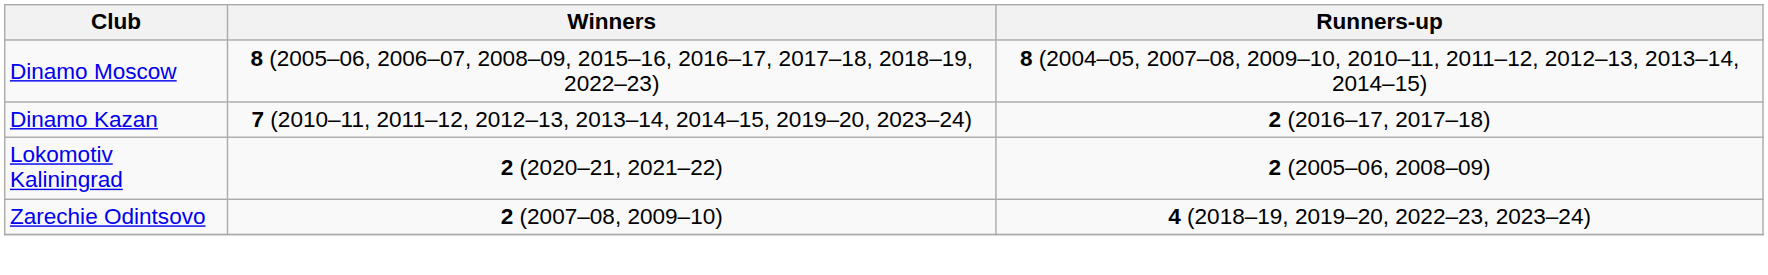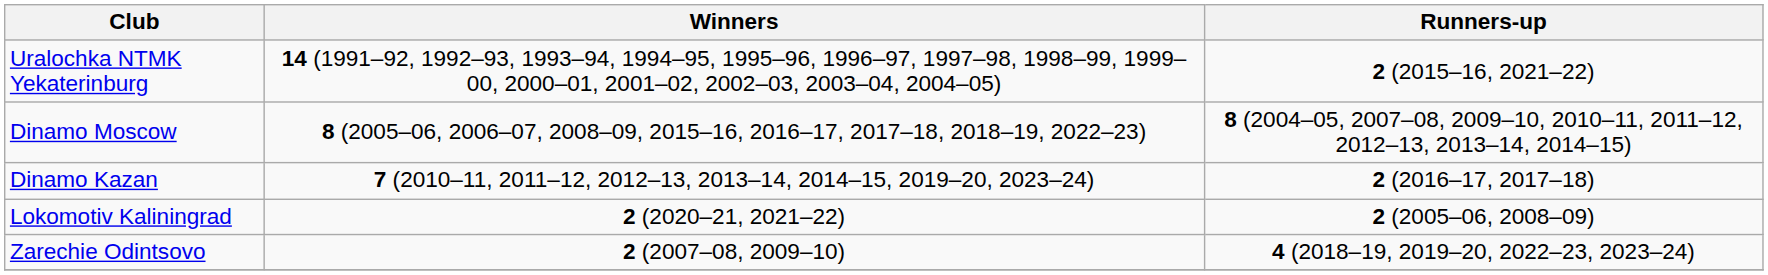+ row: (96, 70)
